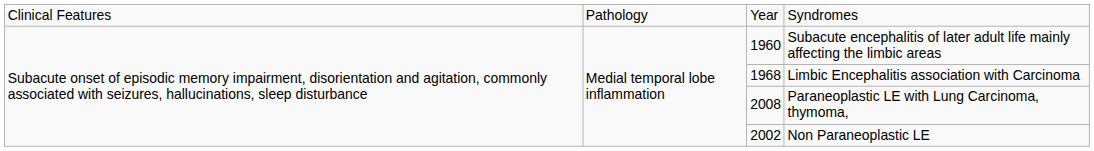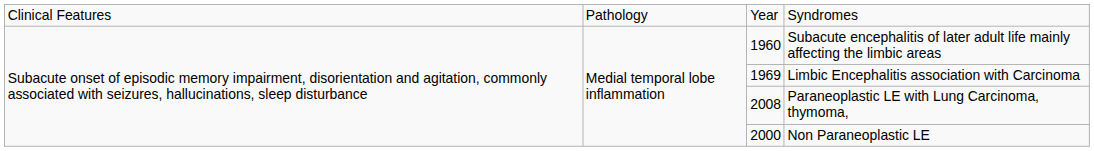(766, 75) 1968 -> (766, 75) 1969
(766, 135) 2002 -> (766, 135) 2000
